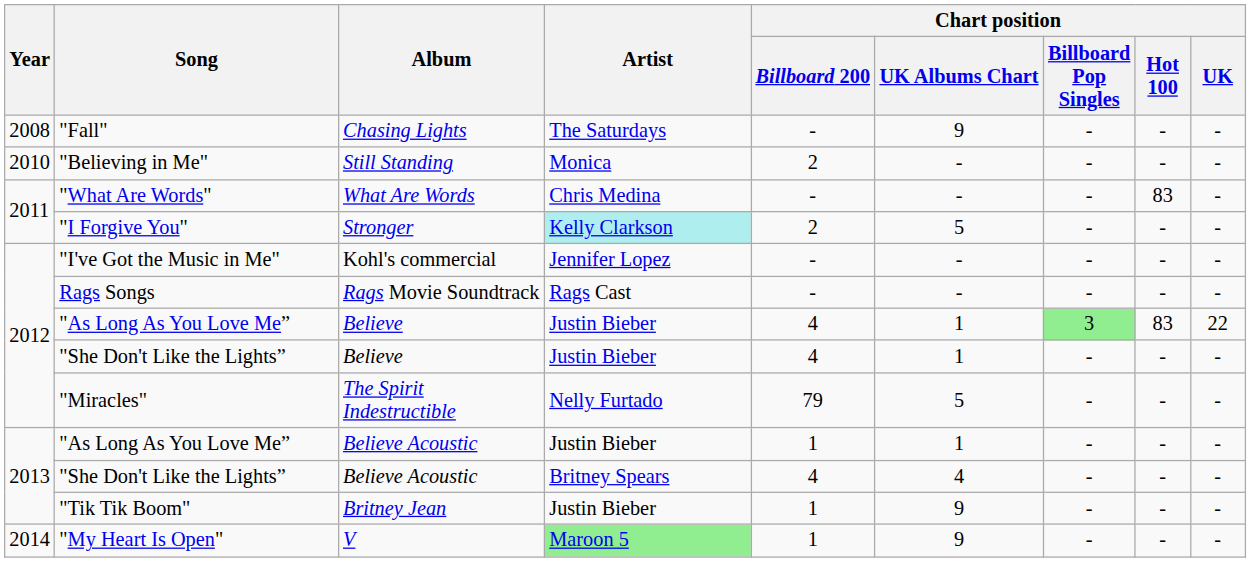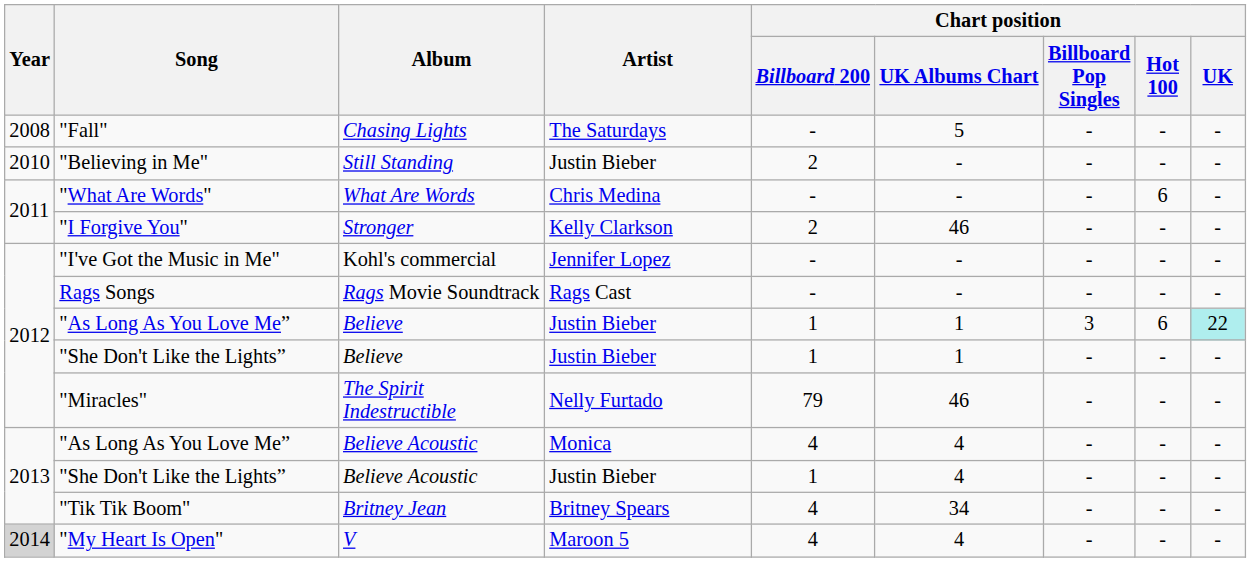(959, 130) 9 -> (959, 130) 5
(580, 163) Monica -> (603, 163) Justin Bieber
(1163, 195) 83 -> (1163, 195) 6
(611, 227) paleturquoise background -> (611, 227) no background
(959, 227) 5 -> (959, 227) 46
(813, 324) 4 -> (813, 324) 1
(1089, 324) lightgreen background -> (1089, 324) no background
(1163, 324) 83 -> (1163, 324) 6
(1218, 324) no background -> (1218, 324) paleturquoise background
(813, 356) 4 -> (813, 356) 1
(959, 400) 5 -> (959, 400) 46
(603, 443) Justin Bieber -> (580, 443) Monica
(813, 443) 1 -> (813, 443) 4
(959, 443) 1 -> (959, 443) 4
(609, 475) Britney Spears -> (603, 475) Justin Bieber
(813, 475) 4 -> (813, 475) 1
(603, 508) Justin Bieber -> (609, 508) Britney Spears
(813, 508) 1 -> (813, 508) 4
(959, 508) 9 -> (959, 508) 34
(30, 540) no background -> (30, 540) lightgrey background
(589, 540) lightgreen background -> (589, 540) no background
(813, 540) 1 -> (813, 540) 4
(959, 540) 9 -> (959, 540) 4
